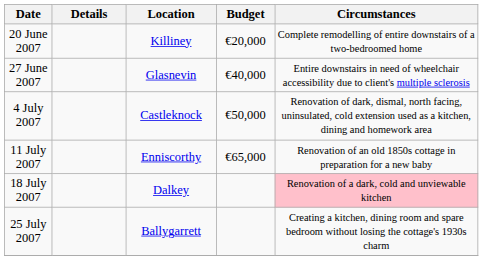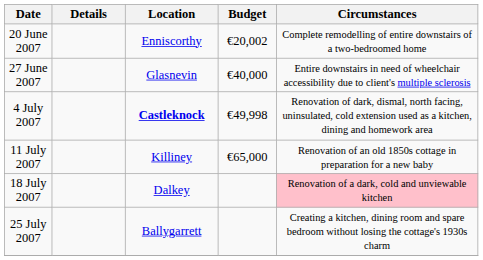(171, 41) Killiney -> (172, 41) Enniscorthy
(245, 41) €20,000 -> (247, 41) €20,002
(171, 115) normal -> (172, 115) bold
(245, 115) €50,000 -> (247, 115) €49,998
(171, 156) Enniscorthy -> (172, 156) Killiney
